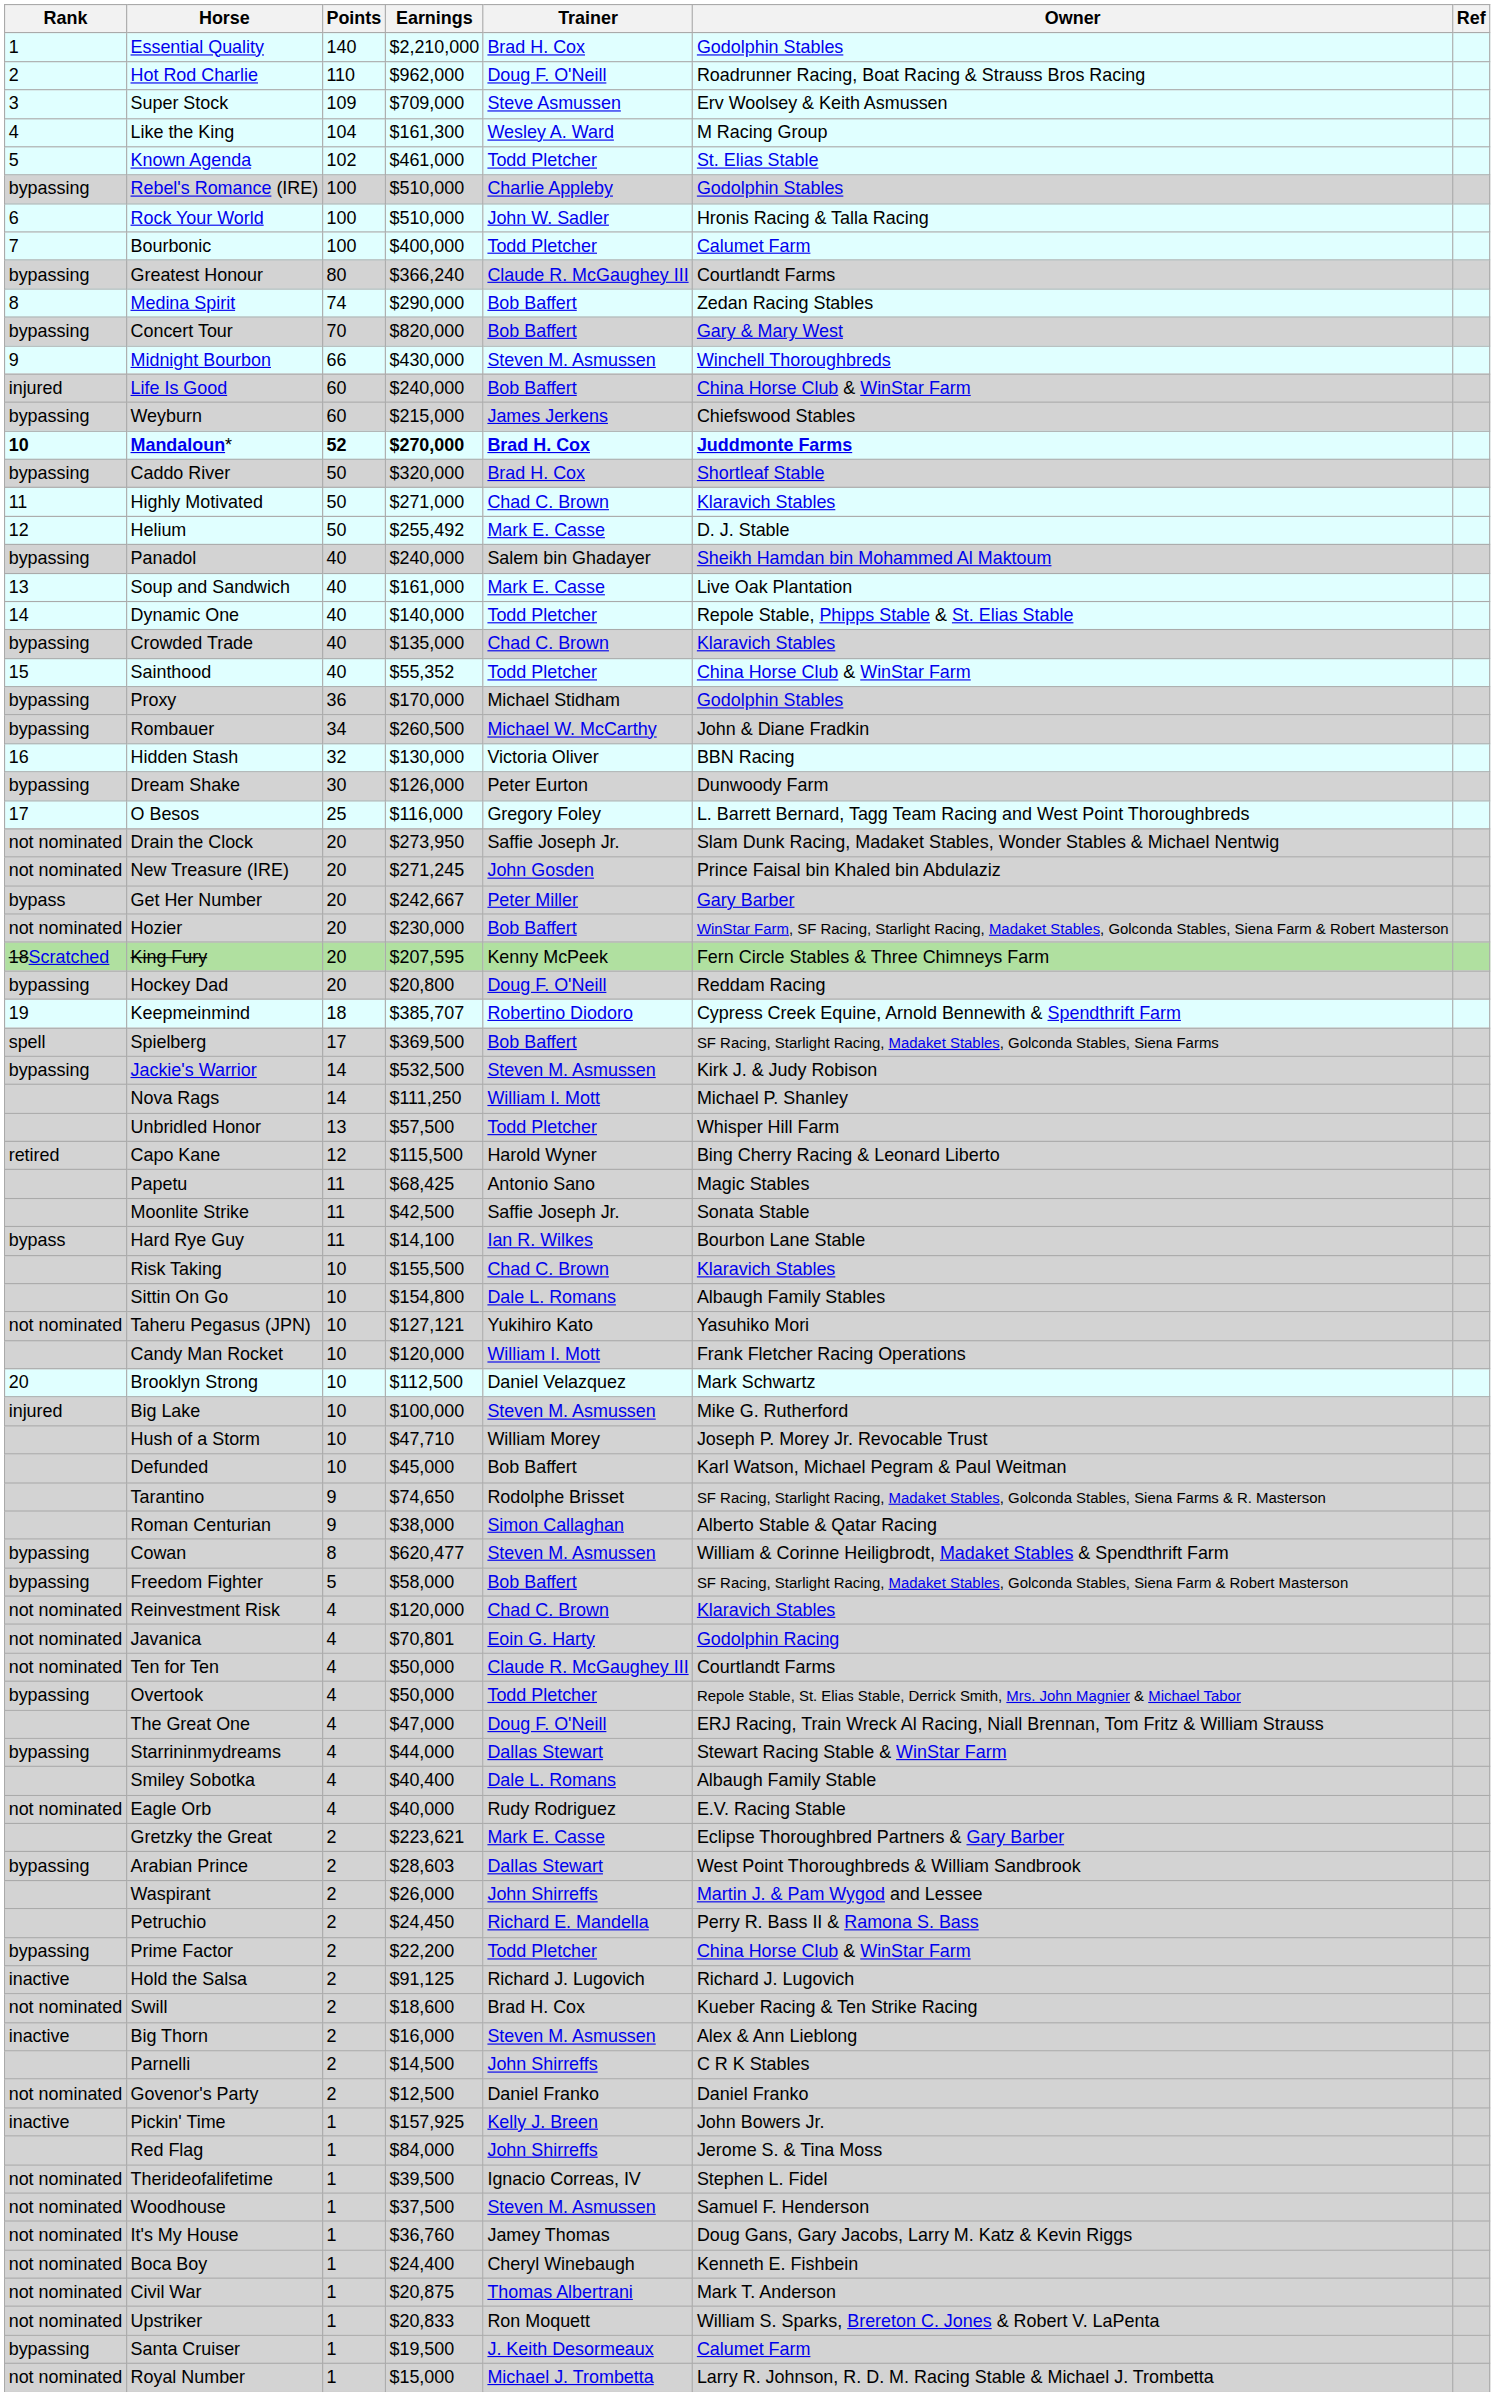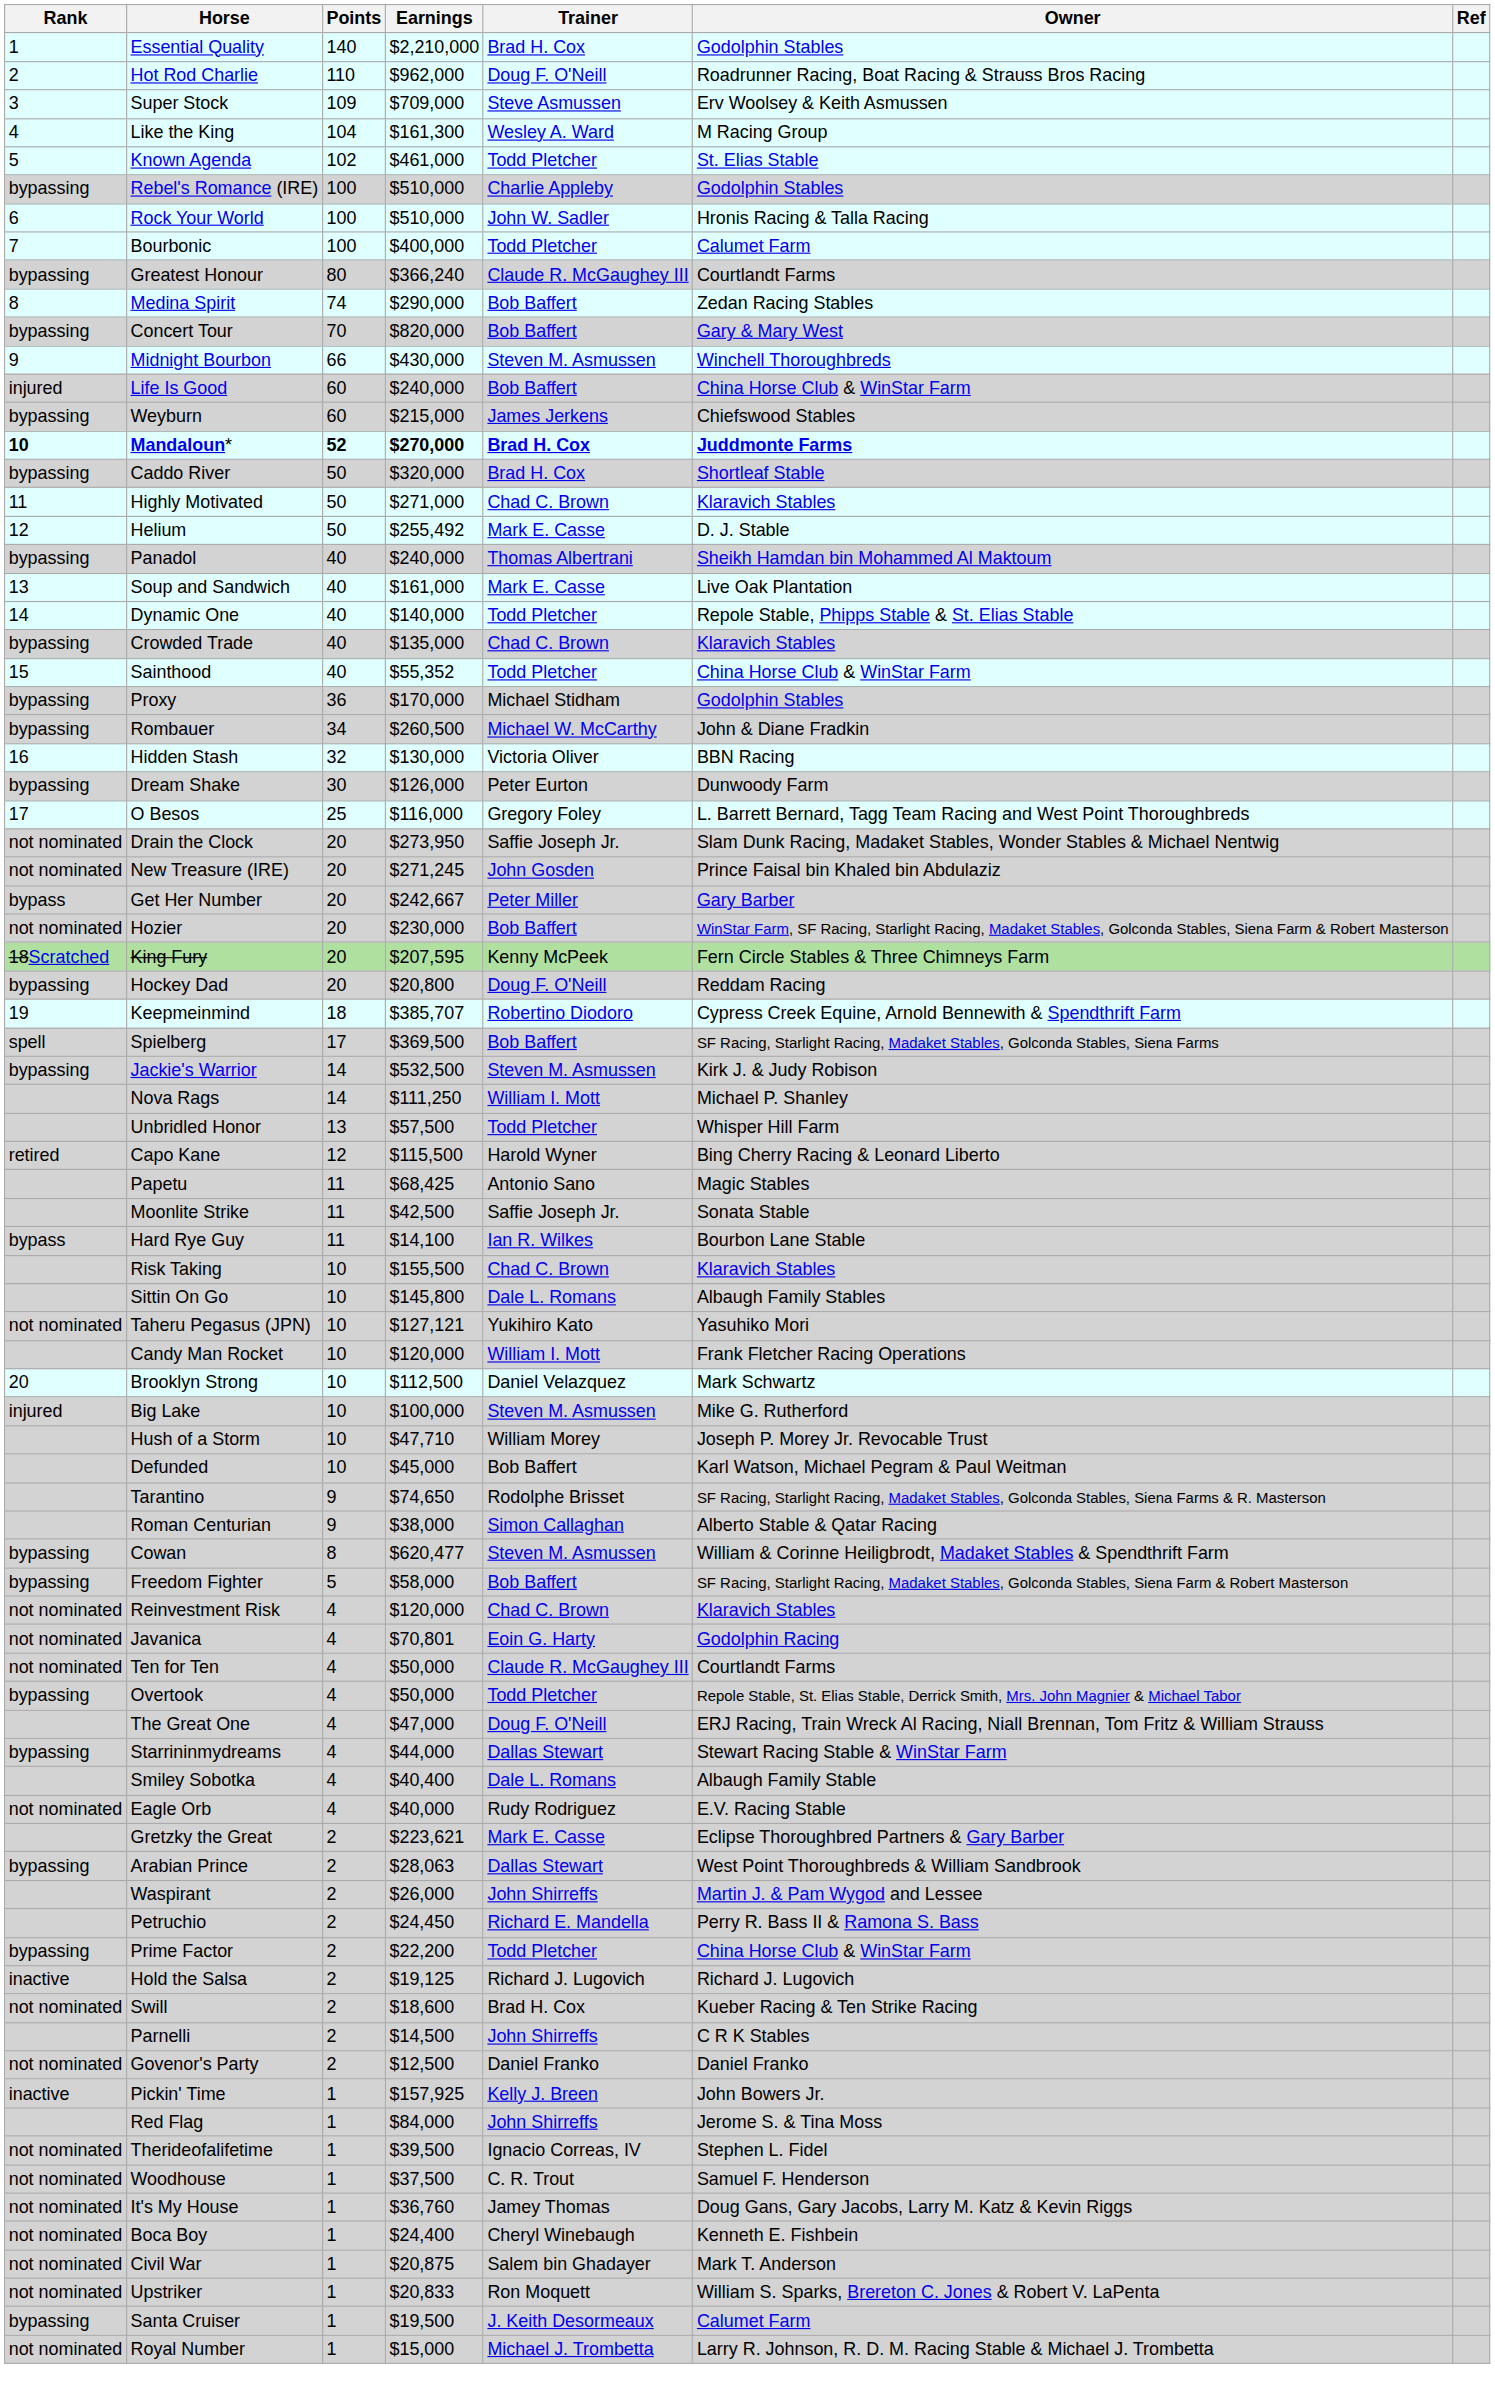(569, 558) Salem bin Ghadayer -> (560, 558) Thomas Albertrani
(427, 1297) $154,800 -> (427, 1297) $145,800
(422, 1866) $28,603 -> (422, 1866) $28,063
(422, 1979) $91,125 -> (422, 1979) $19,125
- row: (169, 2036)
(572, 2207) Steven M. Asmussen -> (531, 2178) C. R. Trout
(560, 2292) Thomas Albertrani -> (569, 2263) Salem bin Ghadayer
